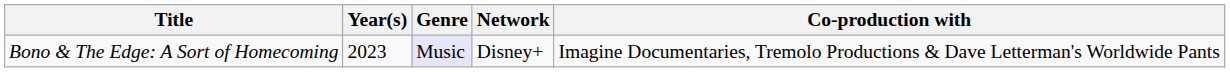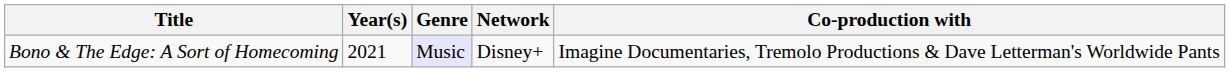(367, 50) 2023 -> (367, 50) 2021
